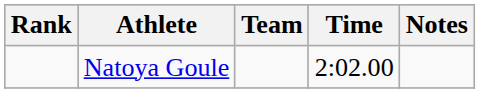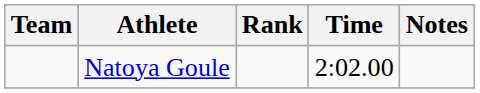columns swapped: (41, 25) <-> (272, 25)
